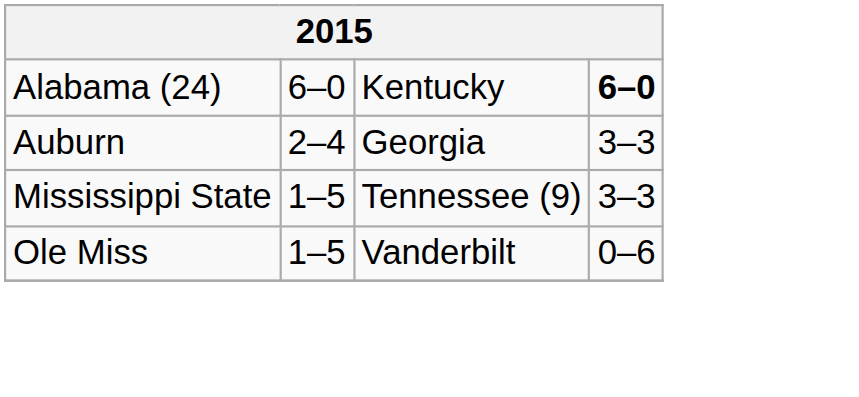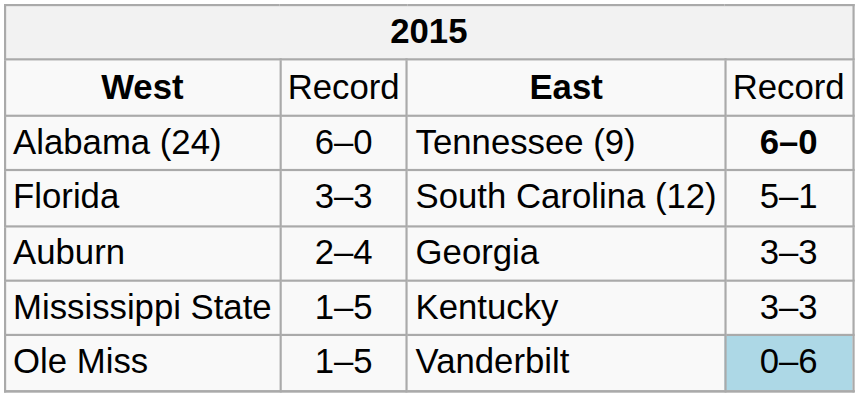+ row: (142, 87)
(433, 87) Kentucky -> (526, 142) Tennessee (9)
+ row: (66, 197)
(472, 197) Tennessee (9) -> (487, 307) Kentucky
(627, 252) no background -> (789, 362) lightblue background
